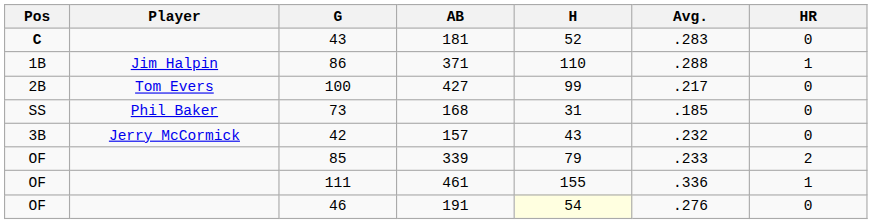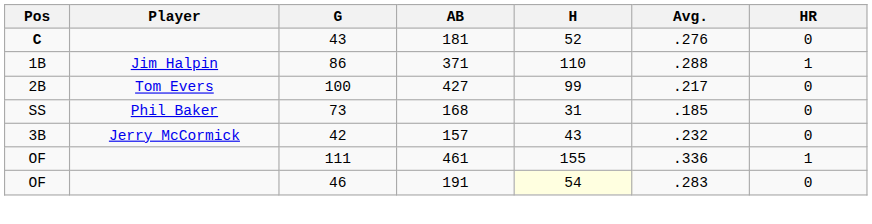(691, 40) .283 -> (691, 40) .276
- row: (455, 159)
(691, 206) .276 -> (691, 183) .283
